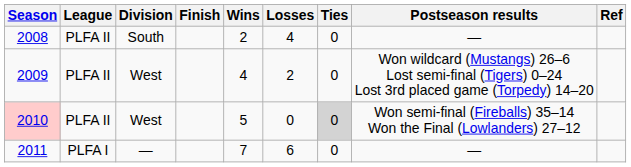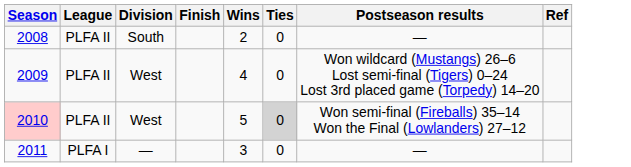- column: (290, 15)
(243, 150) 7 -> (243, 150) 3
